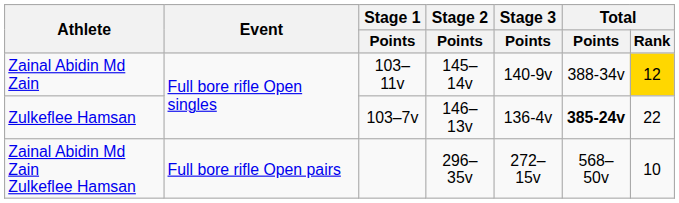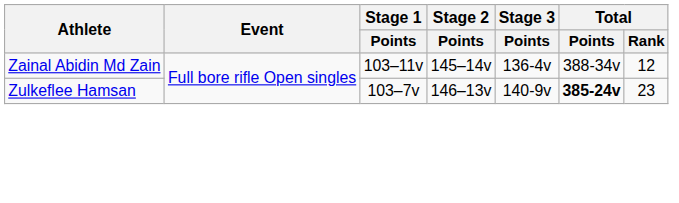(528, 75) 140-9v -> (527, 66) 136-4v
(652, 75) gold background -> (646, 66) no background
(528, 118) 136-4v -> (527, 91) 140-9v
(652, 118) 22 -> (646, 91) 23
- row: (72, 169)
